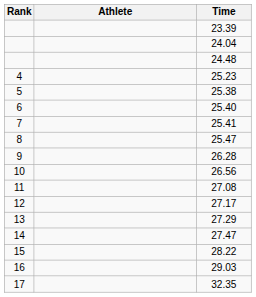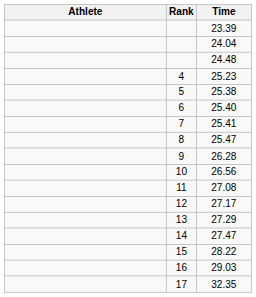columns swapped: (19, 12) <-> (115, 12)
